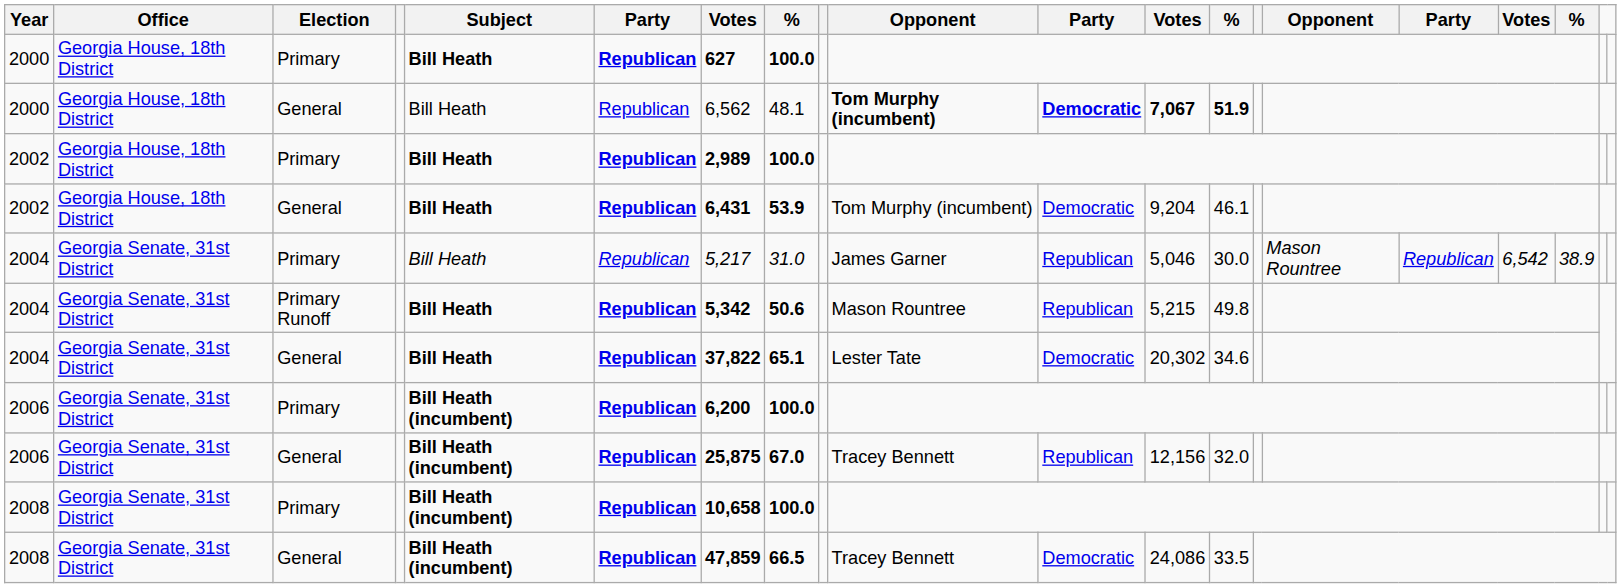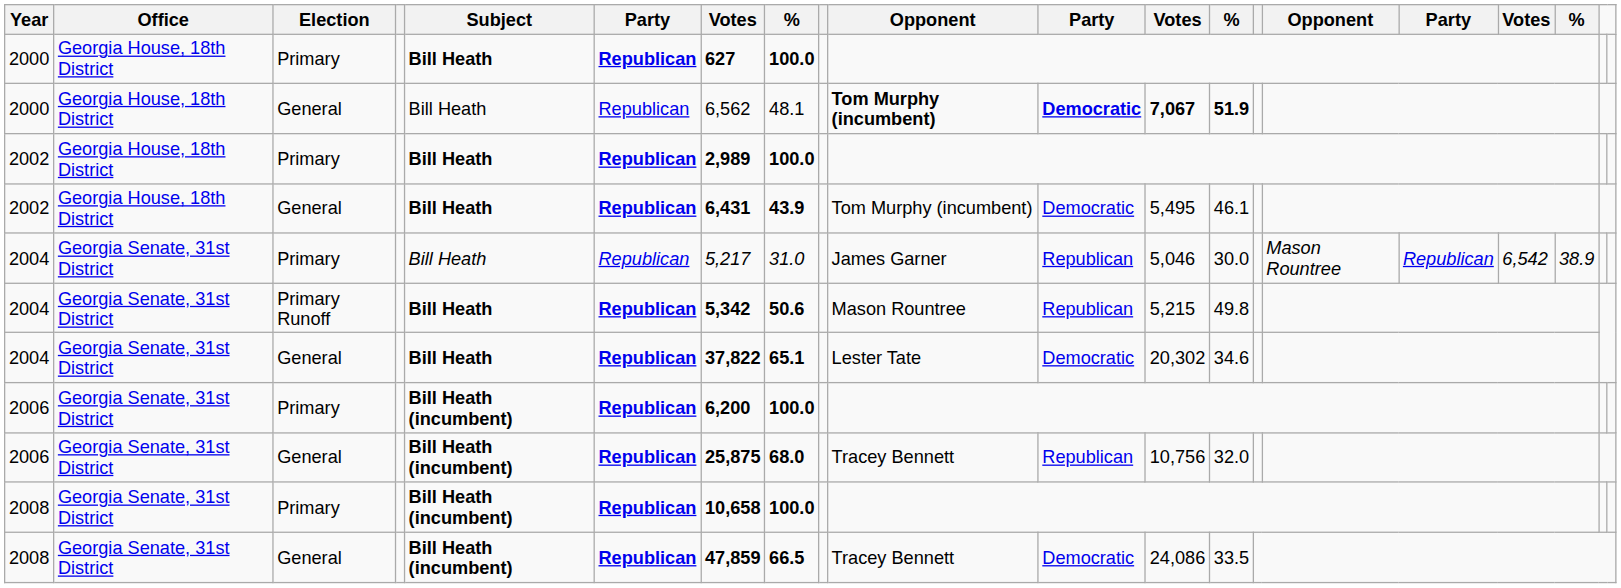(787, 208) 53.9 -> (787, 208) 43.9
(1172, 208) 9,204 -> (1172, 208) 5,495
(787, 457) 67.0 -> (787, 457) 68.0
(1178, 457) 12,156 -> (1178, 457) 10,756
